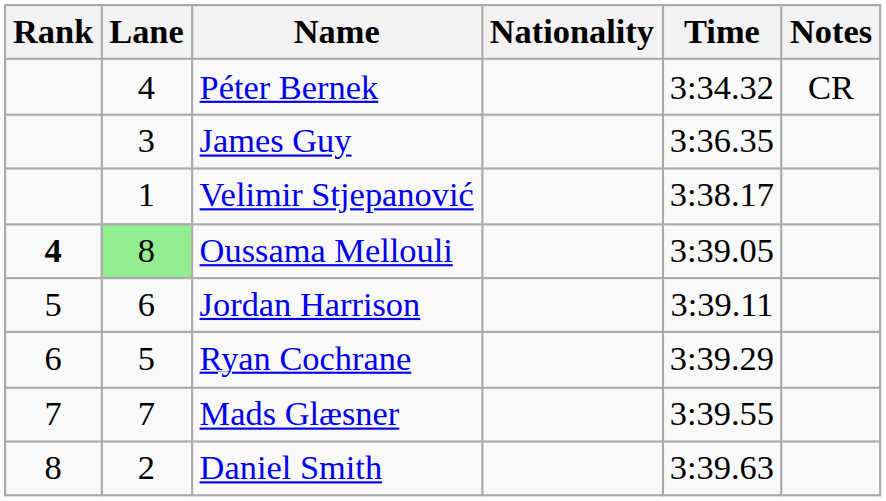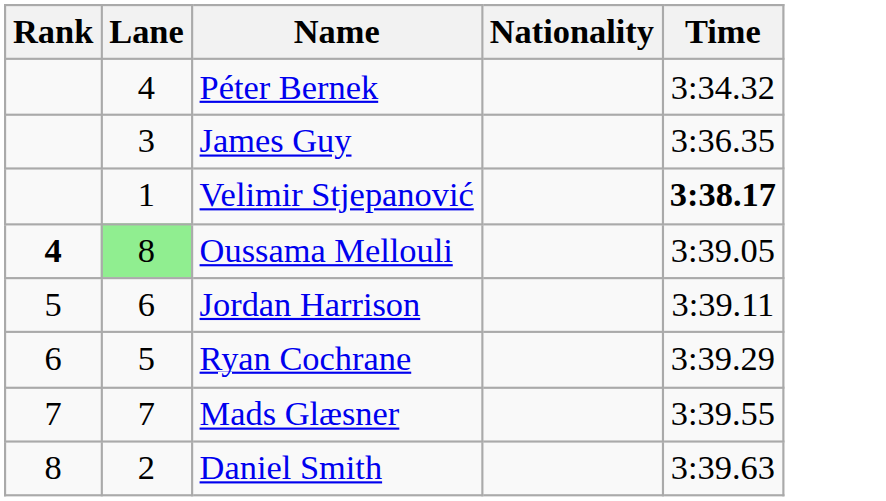- column: (831, 31)
(722, 195) normal -> (723, 195) bold
